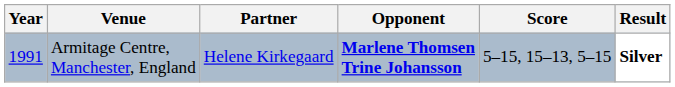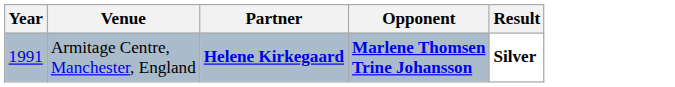- column: (547, 19)
(269, 57) normal -> (274, 57) bold
